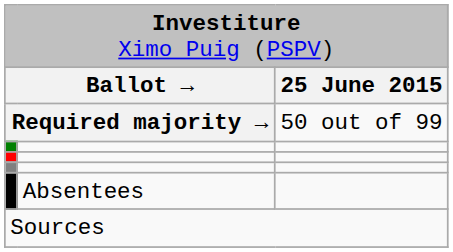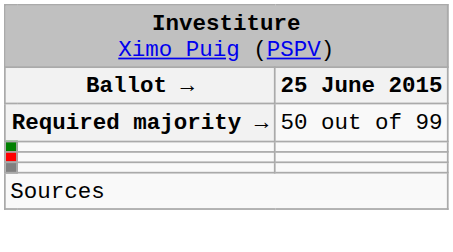- row: (11, 191)
